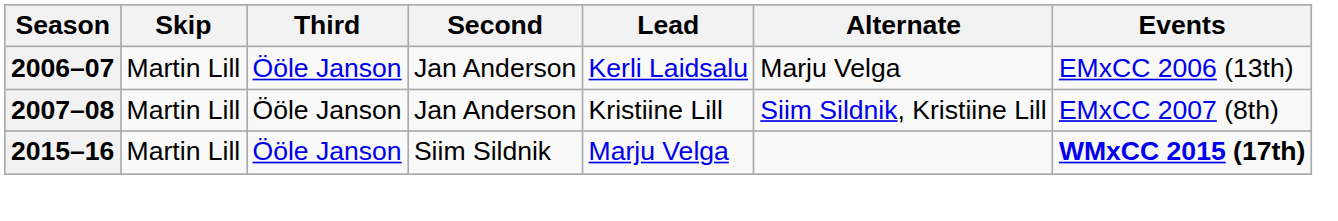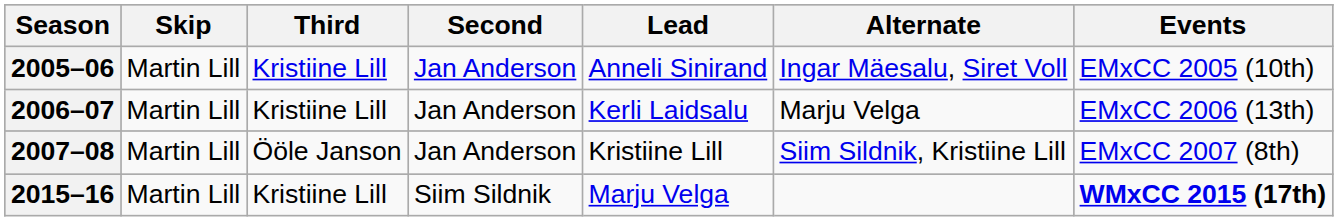+ row: (63, 67)
(327, 67) Ööle Janson -> (320, 109) Kristiine Lill
(327, 151) Ööle Janson -> (320, 194) Kristiine Lill
